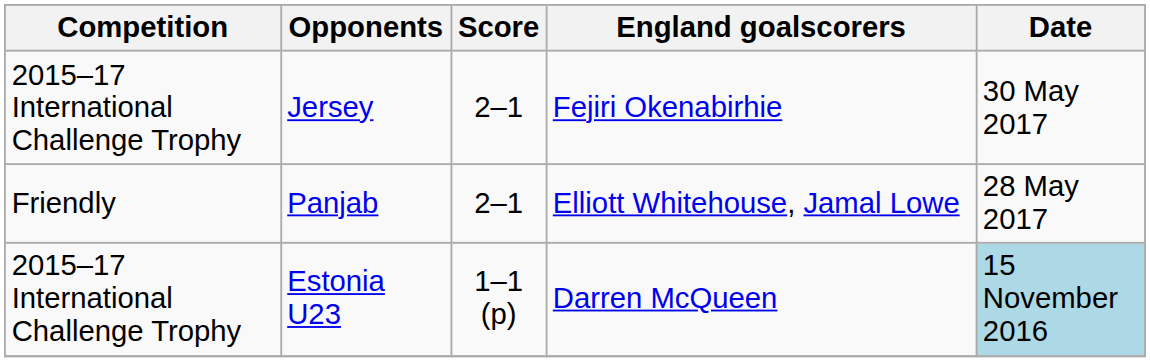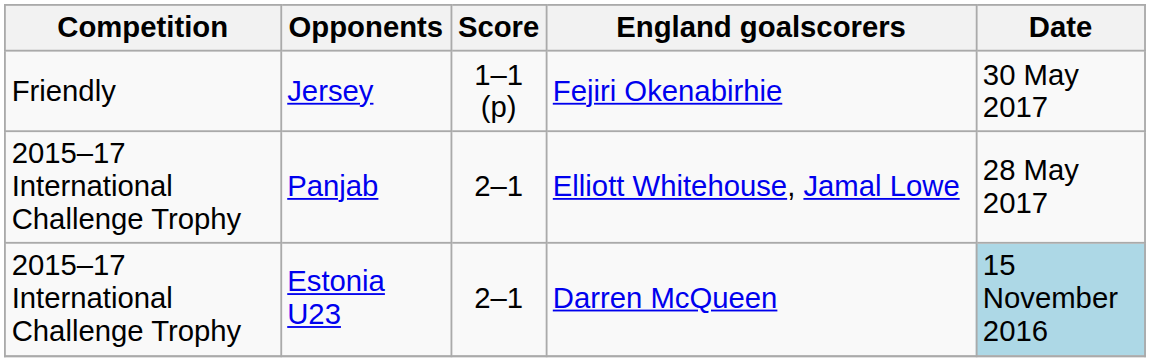(126, 107) 2015–17 International Challenge Trophy -> (64, 90) Friendly
(499, 107) 2–1 -> (499, 90) 1–1 (p)
(64, 202) Friendly -> (126, 186) 2015–17 International Challenge Trophy
(499, 298) 1–1 (p) -> (499, 298) 2–1
